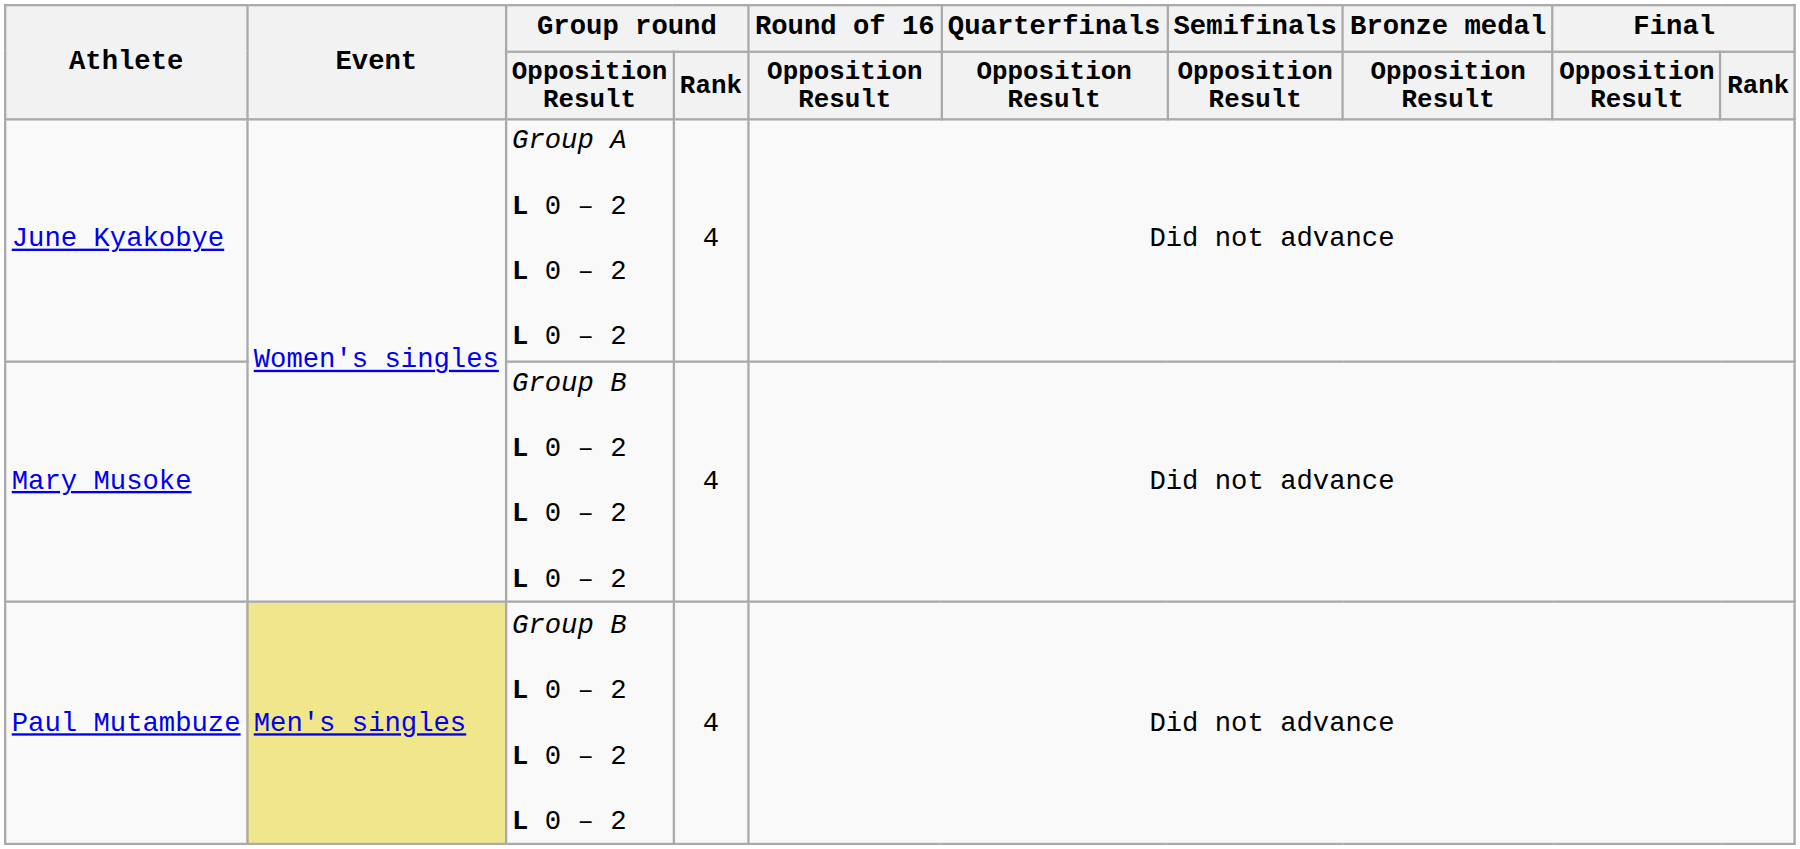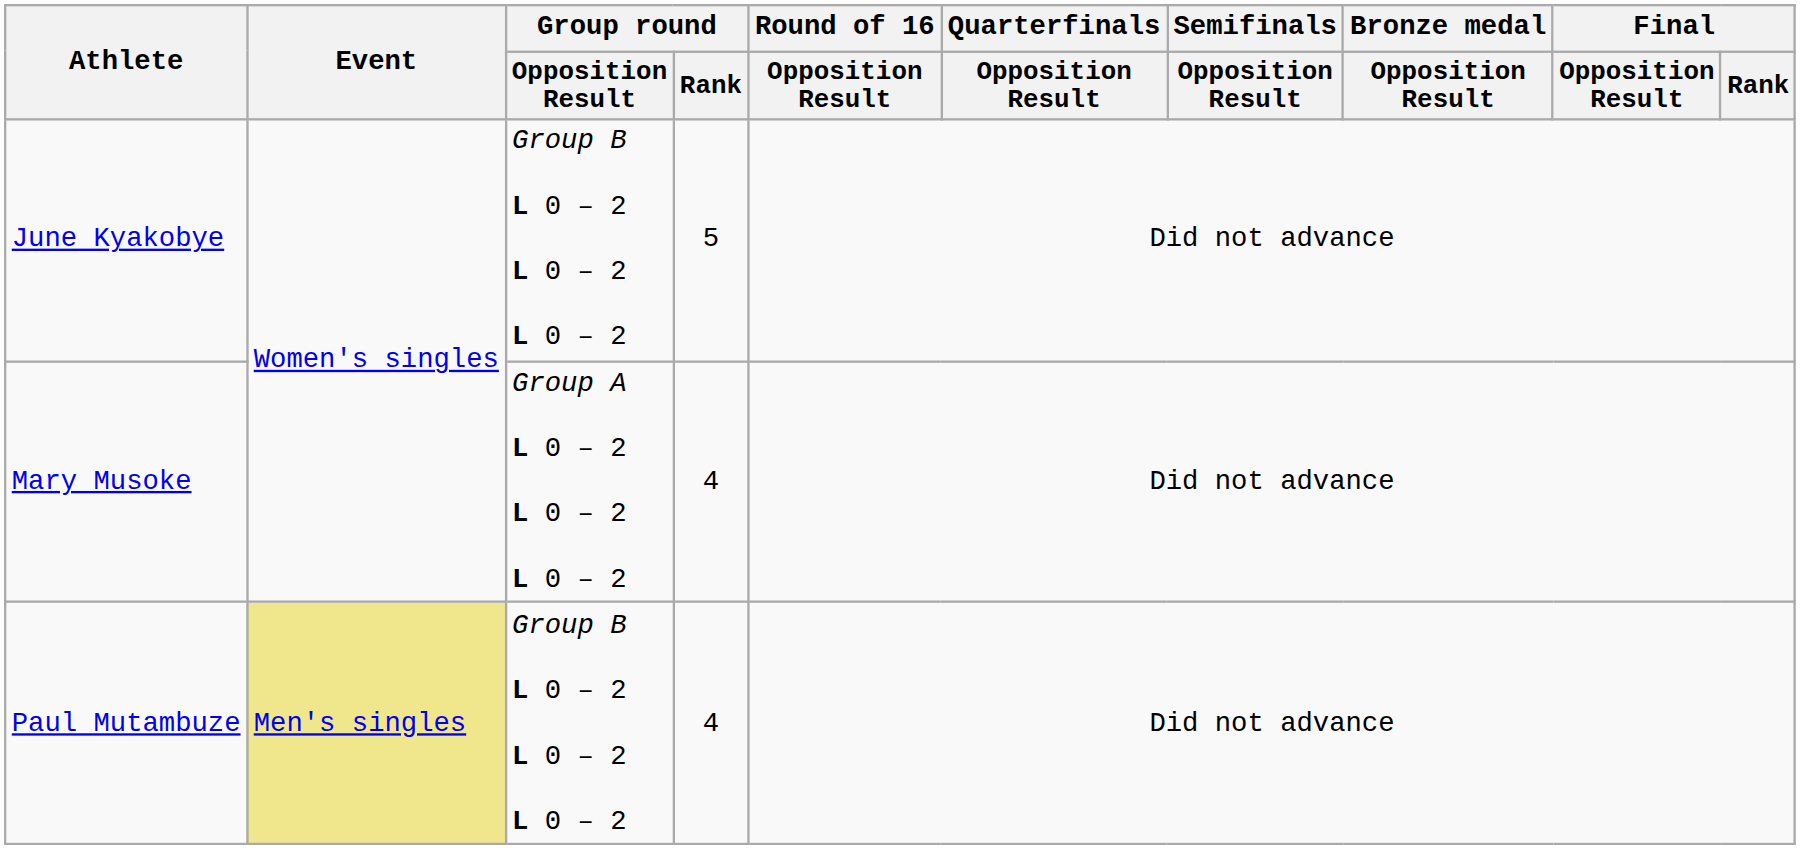(569, 240) Group A L 0 – 2 L 0 – 2 L 0 – 2 -> (569, 240) Group B L 0 – 2 L 0 – 2 L 0 – 2
(711, 240) 4 -> (711, 240) 5
(569, 482) Group B L 0 – 2 L 0 – 2 L 0 – 2 -> (569, 482) Group A L 0 – 2 L 0 – 2 L 0 – 2
